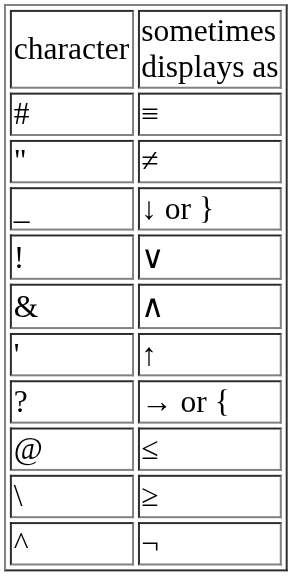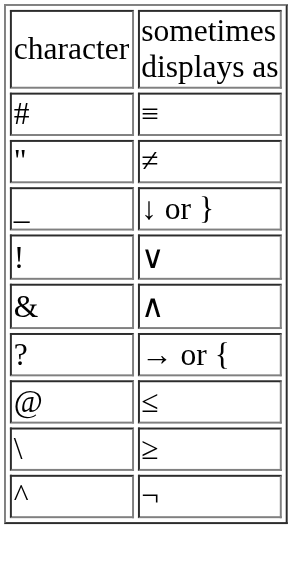- row: (17, 354)
